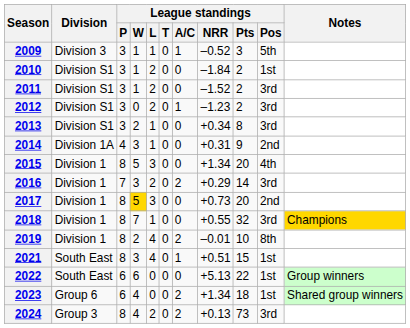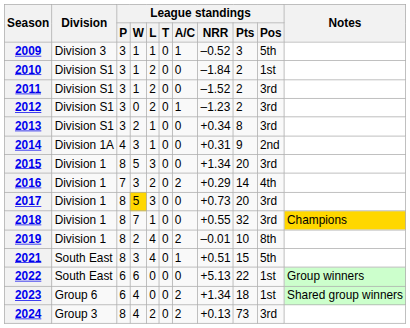(268, 164) 4th -> (268, 164) 3rd
(268, 182) 3rd -> (268, 182) 4th
(270, 201) 2nd -> (268, 201) 3rd
(268, 257) 1st -> (268, 257) 5th
